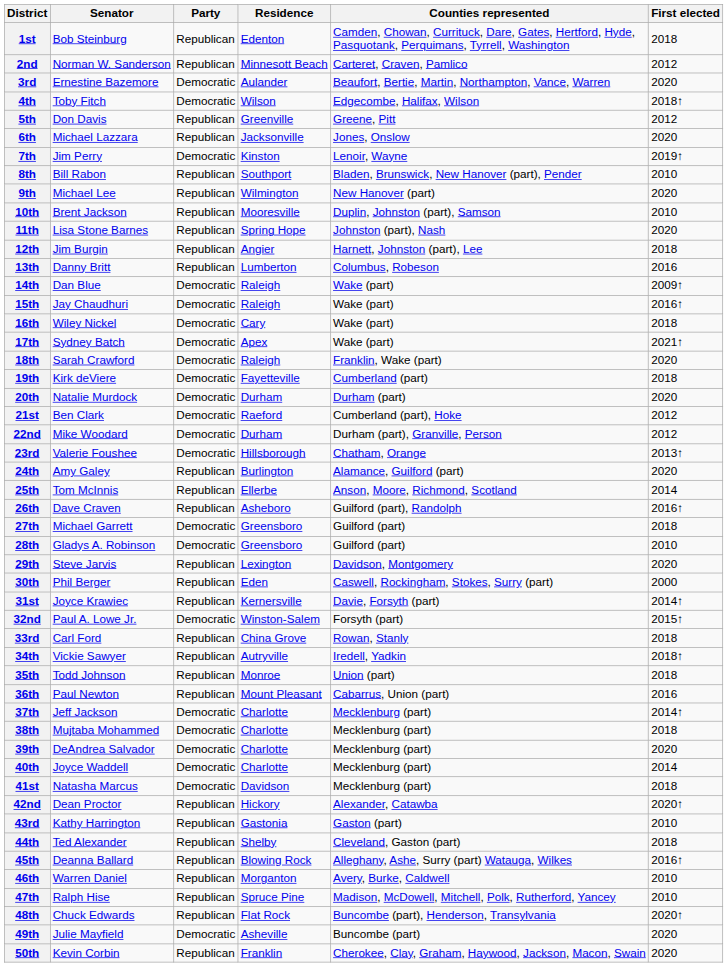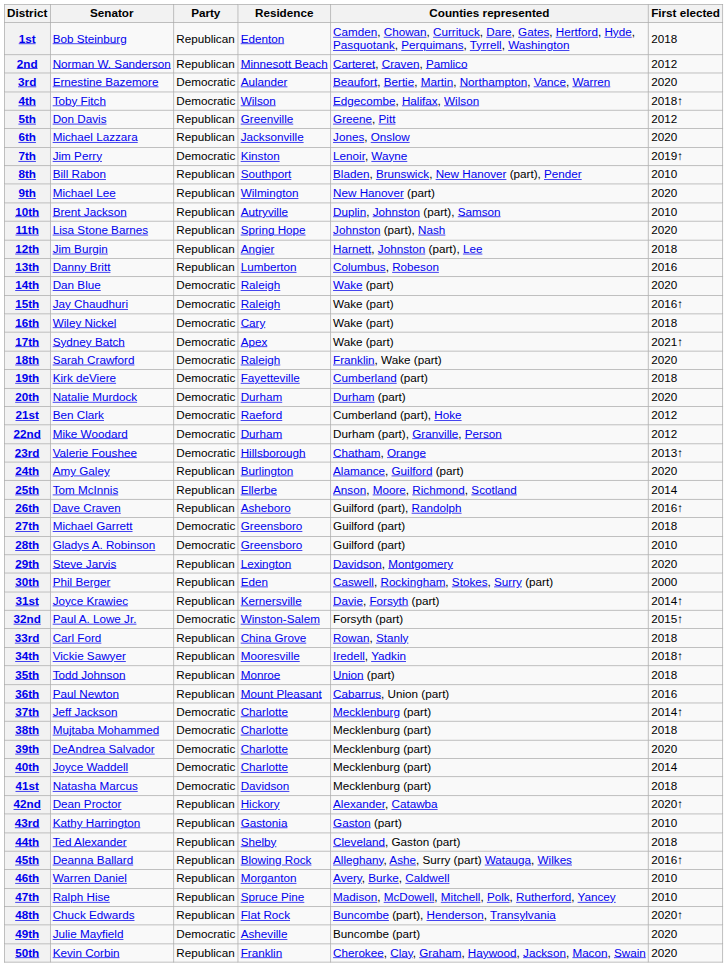(270, 212) Mooresville -> (264, 212) Autryville
(667, 286) 2009↑ -> (664, 286) 2020
(264, 656) Autryville -> (270, 656) Mooresville
